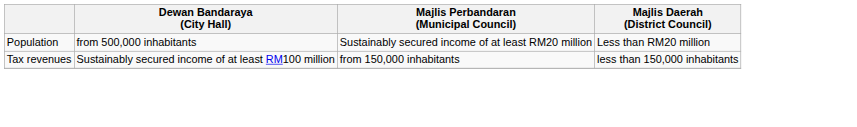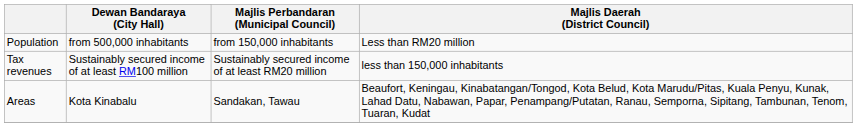(466, 42) Sustainably secured income of at least RM20 million -> (273, 42) from 150,000 inhabitants
(400, 59) from 150,000 inhabitants -> (281, 65) Sustainably secured income of at least RM20 million
+ row: (21, 101)
